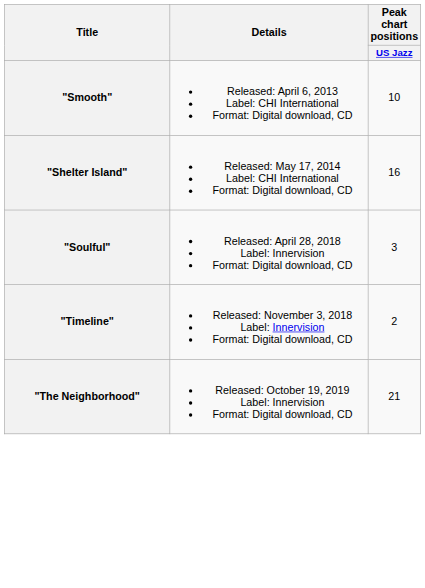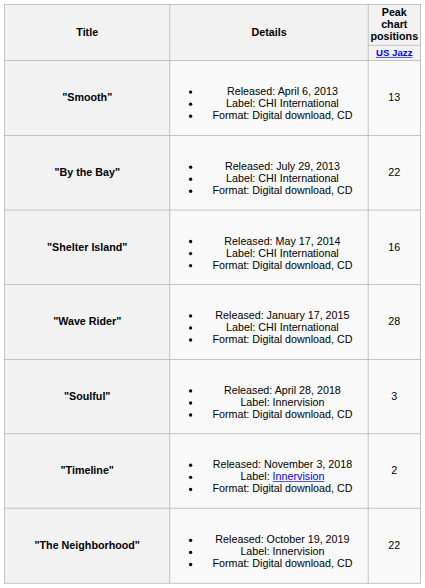(394, 98) 10 -> (394, 98) 13
+ row: (87, 172)
+ row: (87, 322)
(394, 396) 21 -> (394, 545) 22
